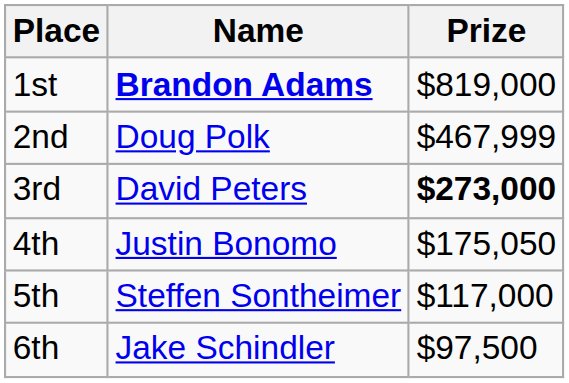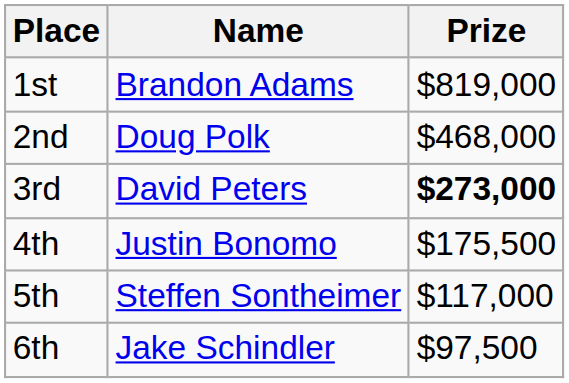(244, 84) bold -> (235, 84) normal
(486, 137) $467,999 -> (486, 137) $468,000
(486, 243) $175,050 -> (486, 243) $175,500
